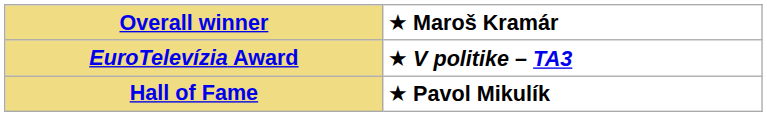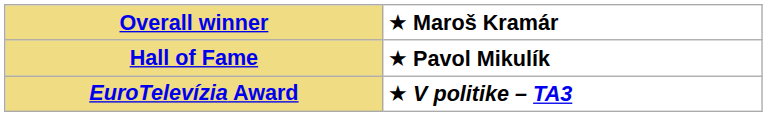rows swapped: (194, 93) <-> (194, 57)
